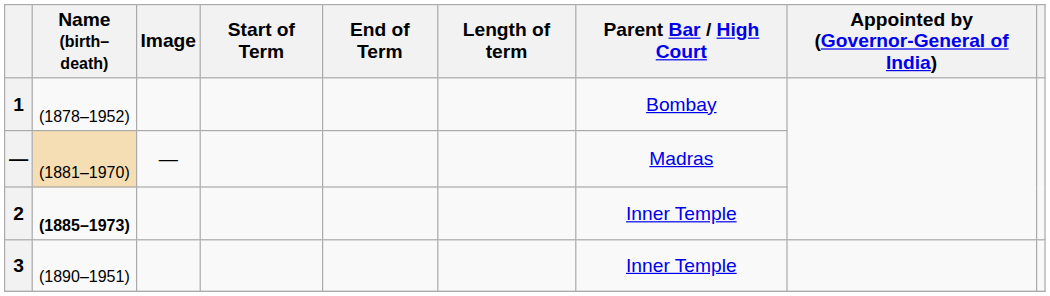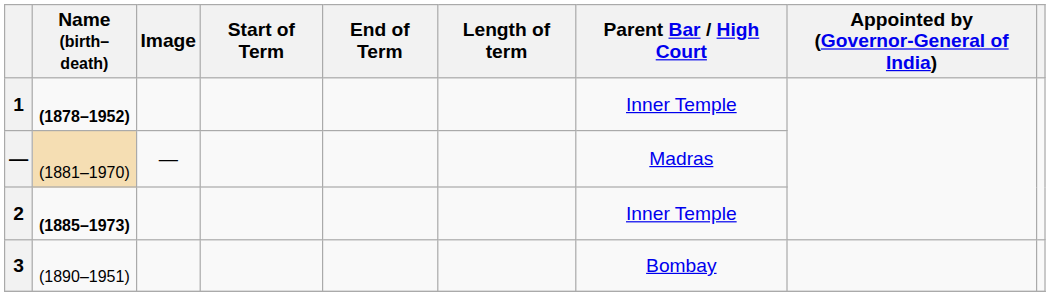(84, 116) normal -> (84, 114) bold
(681, 104) Bombay -> (681, 104) Inner Temple
(681, 265) Inner Temple -> (681, 265) Bombay
